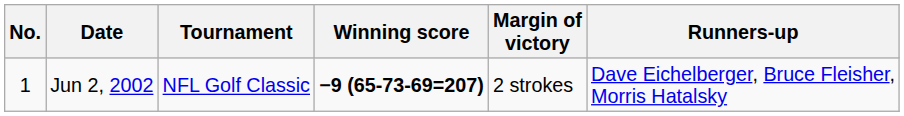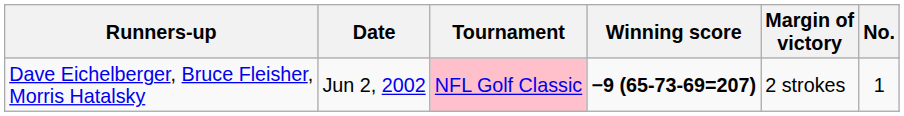columns swapped: (25, 32) <-> (743, 32)
(236, 85) no background -> (509, 85) pink background
